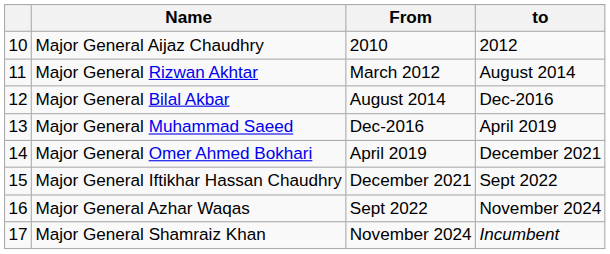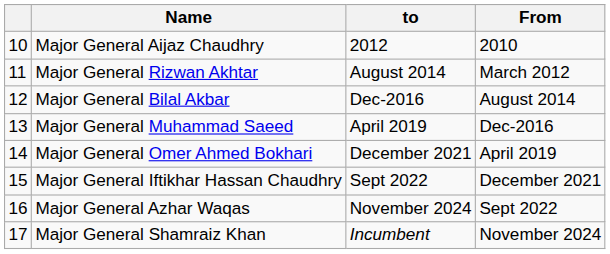columns swapped: (411, 18) <-> (540, 18)
